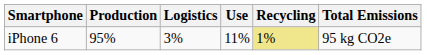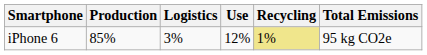(103, 38) 95% -> (103, 38) 85%
(237, 38) 11% -> (237, 38) 12%
